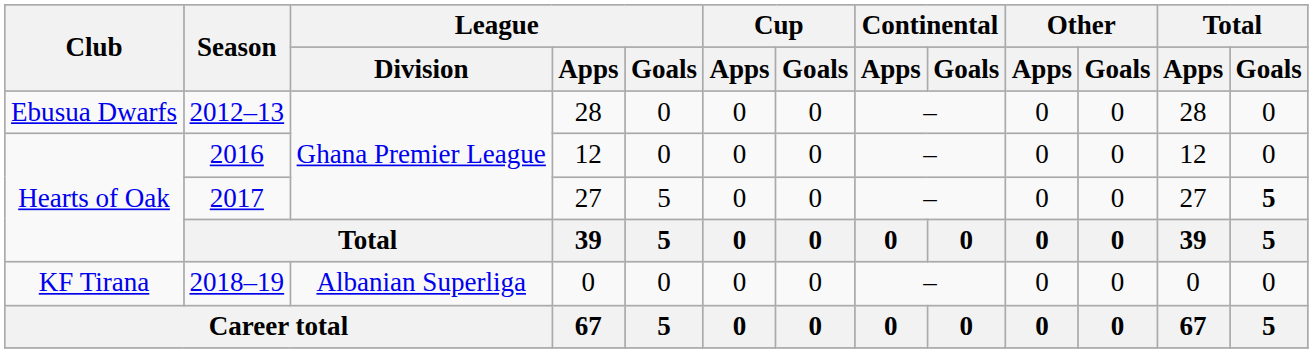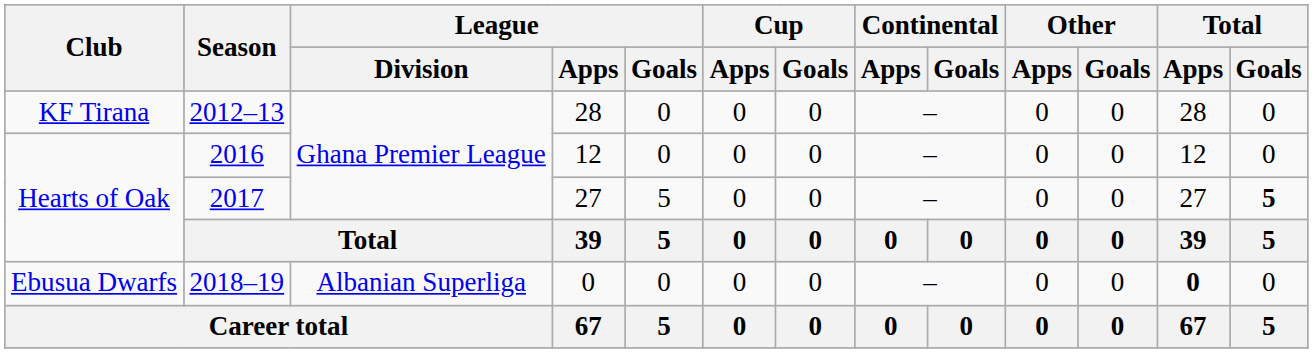(94, 111) Ebusua Dwarfs -> (94, 111) KF Tirana
(94, 283) KF Tirana -> (94, 283) Ebusua Dwarfs
(1193, 283) normal -> (1193, 283) bold
